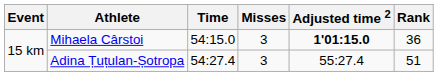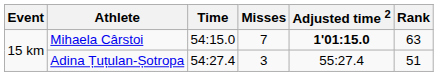(264, 40) 3 -> (264, 40) 7
(413, 40) 36 -> (413, 40) 63
